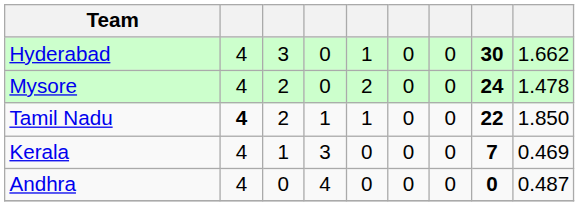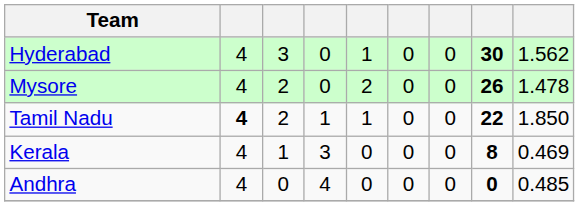(543, 53) 1.662 -> (543, 53) 1.562
(492, 86) 24 -> (492, 86) 26
(492, 151) 7 -> (492, 151) 8
(543, 184) 0.487 -> (543, 184) 0.485
